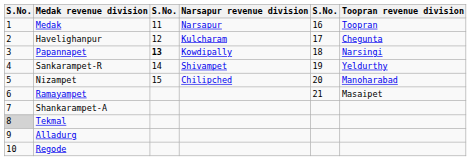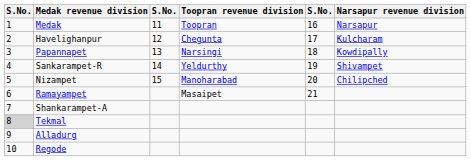columns swapped: (245, 11) <-> (403, 11)
(157, 53) bold -> (157, 53) normal
